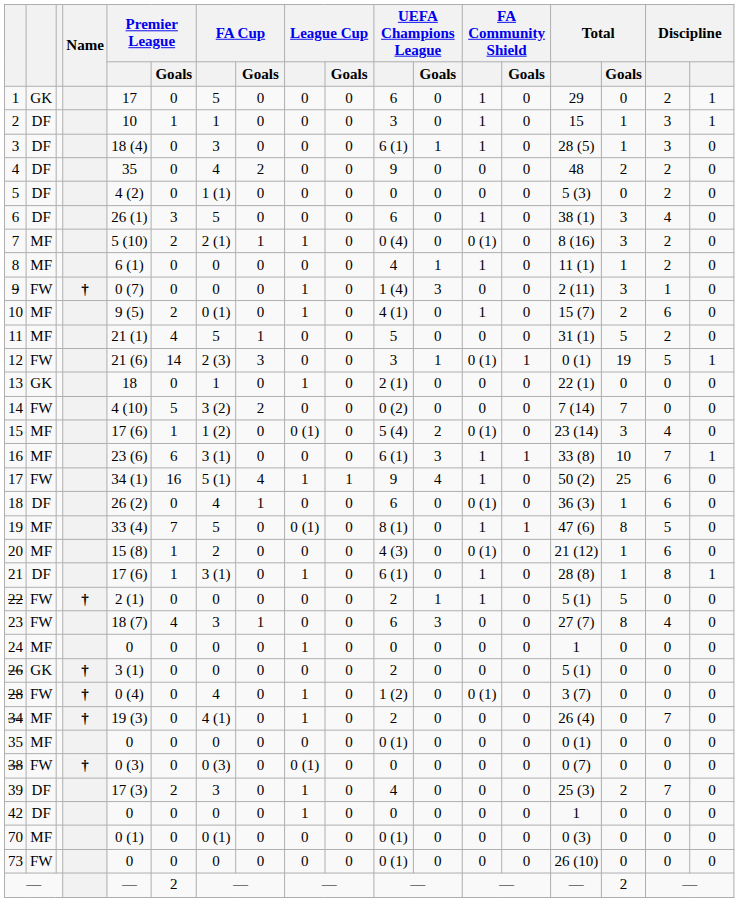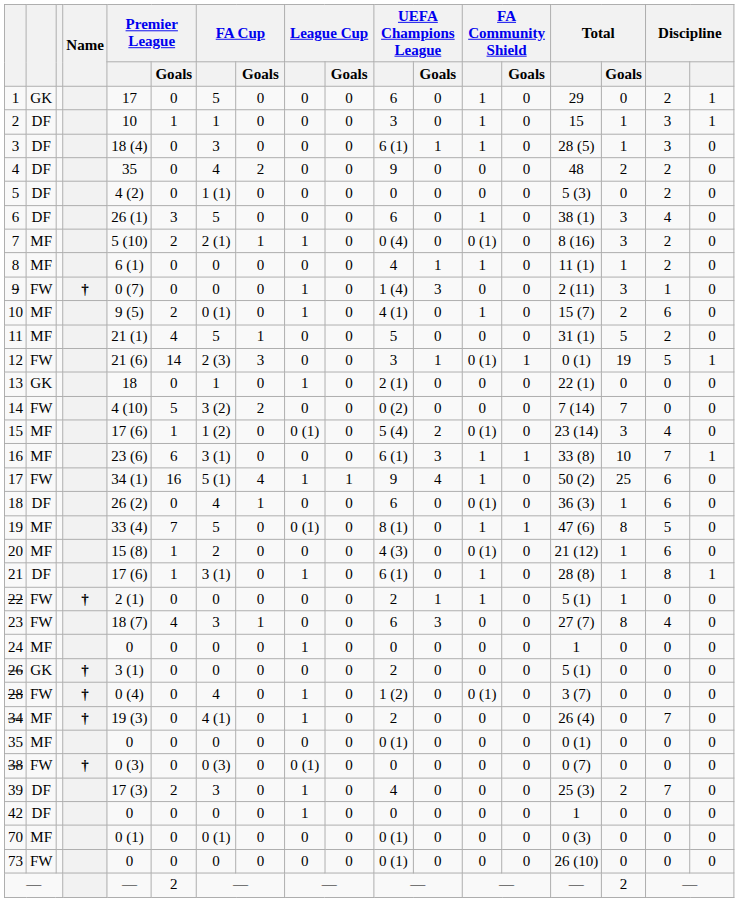(624, 598) 5 -> (624, 598) 1
